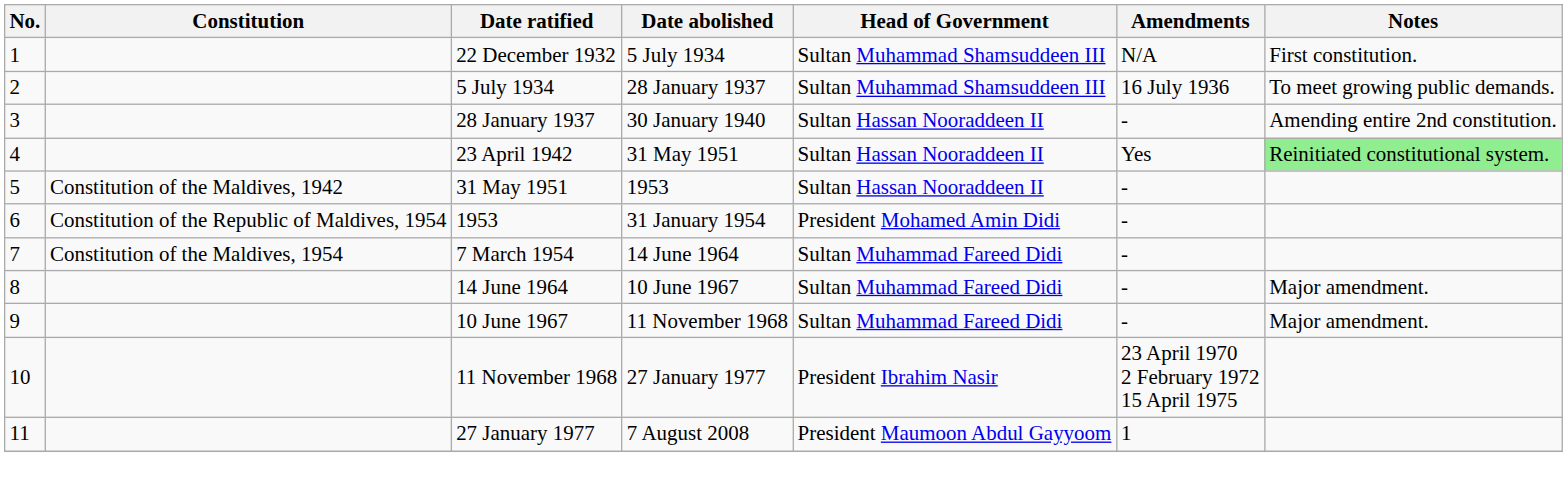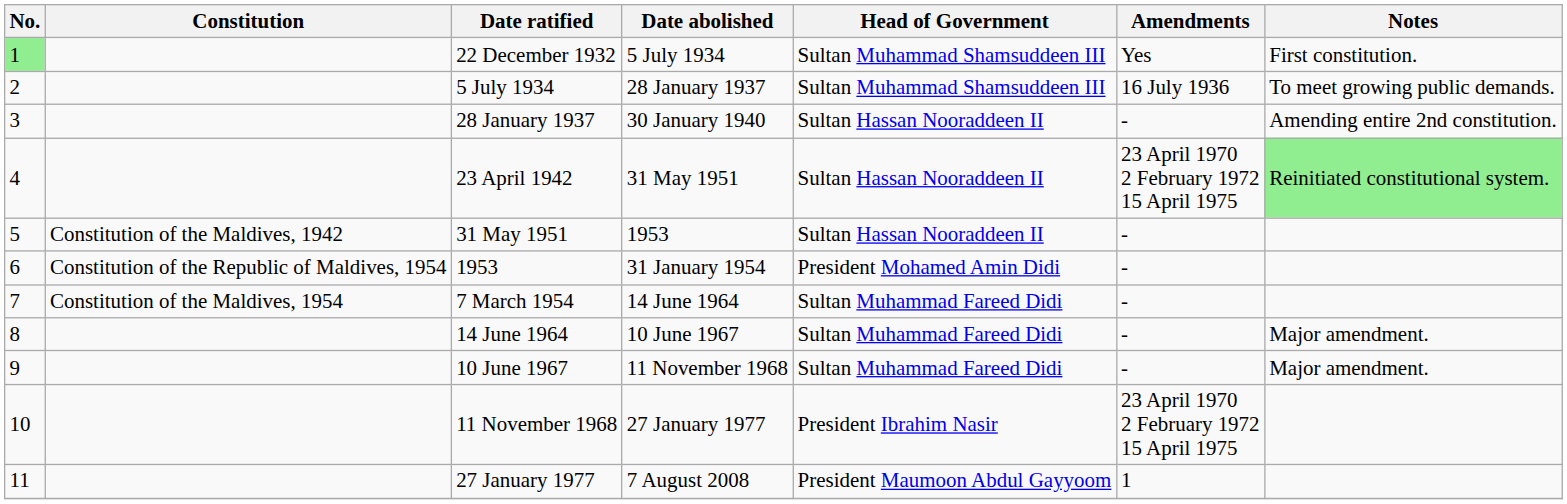(15, 54) no background -> (15, 54) lightgreen background
(1139, 54) N/A -> (1136, 54) Yes
(1136, 154) Yes -> (1190, 177) 23 April 1970 2 February 1972 15 April 1975
